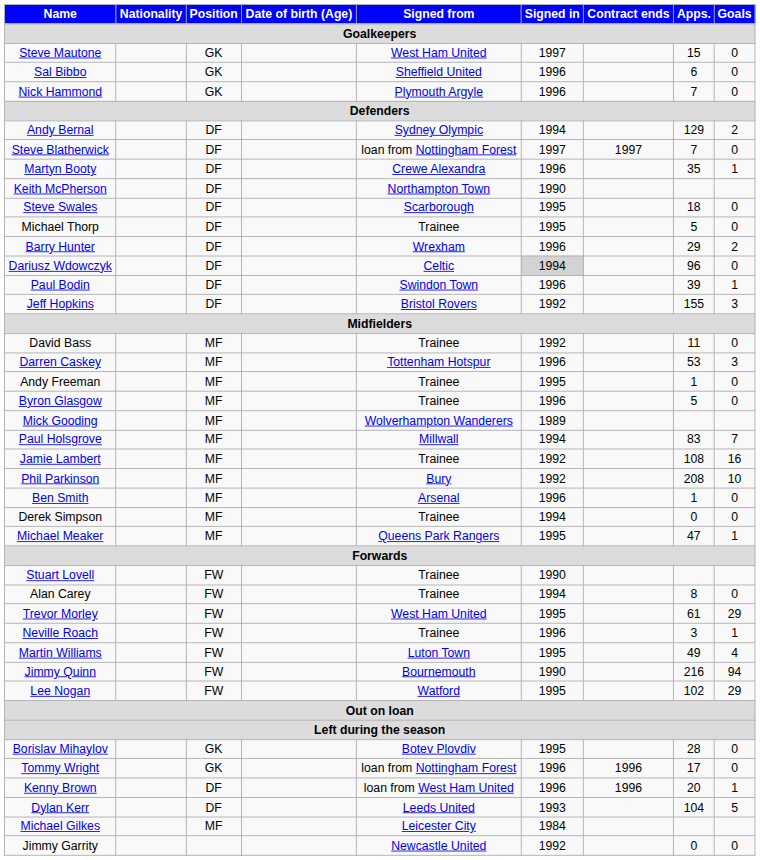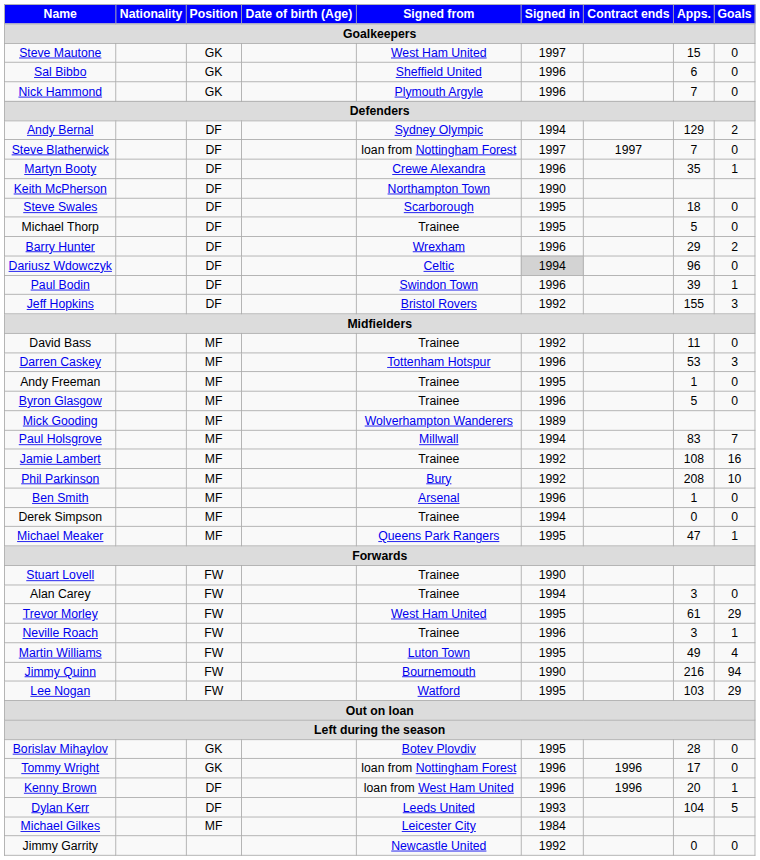(694, 595) 8 -> (694, 595) 3
(694, 691) 102 -> (694, 691) 103
